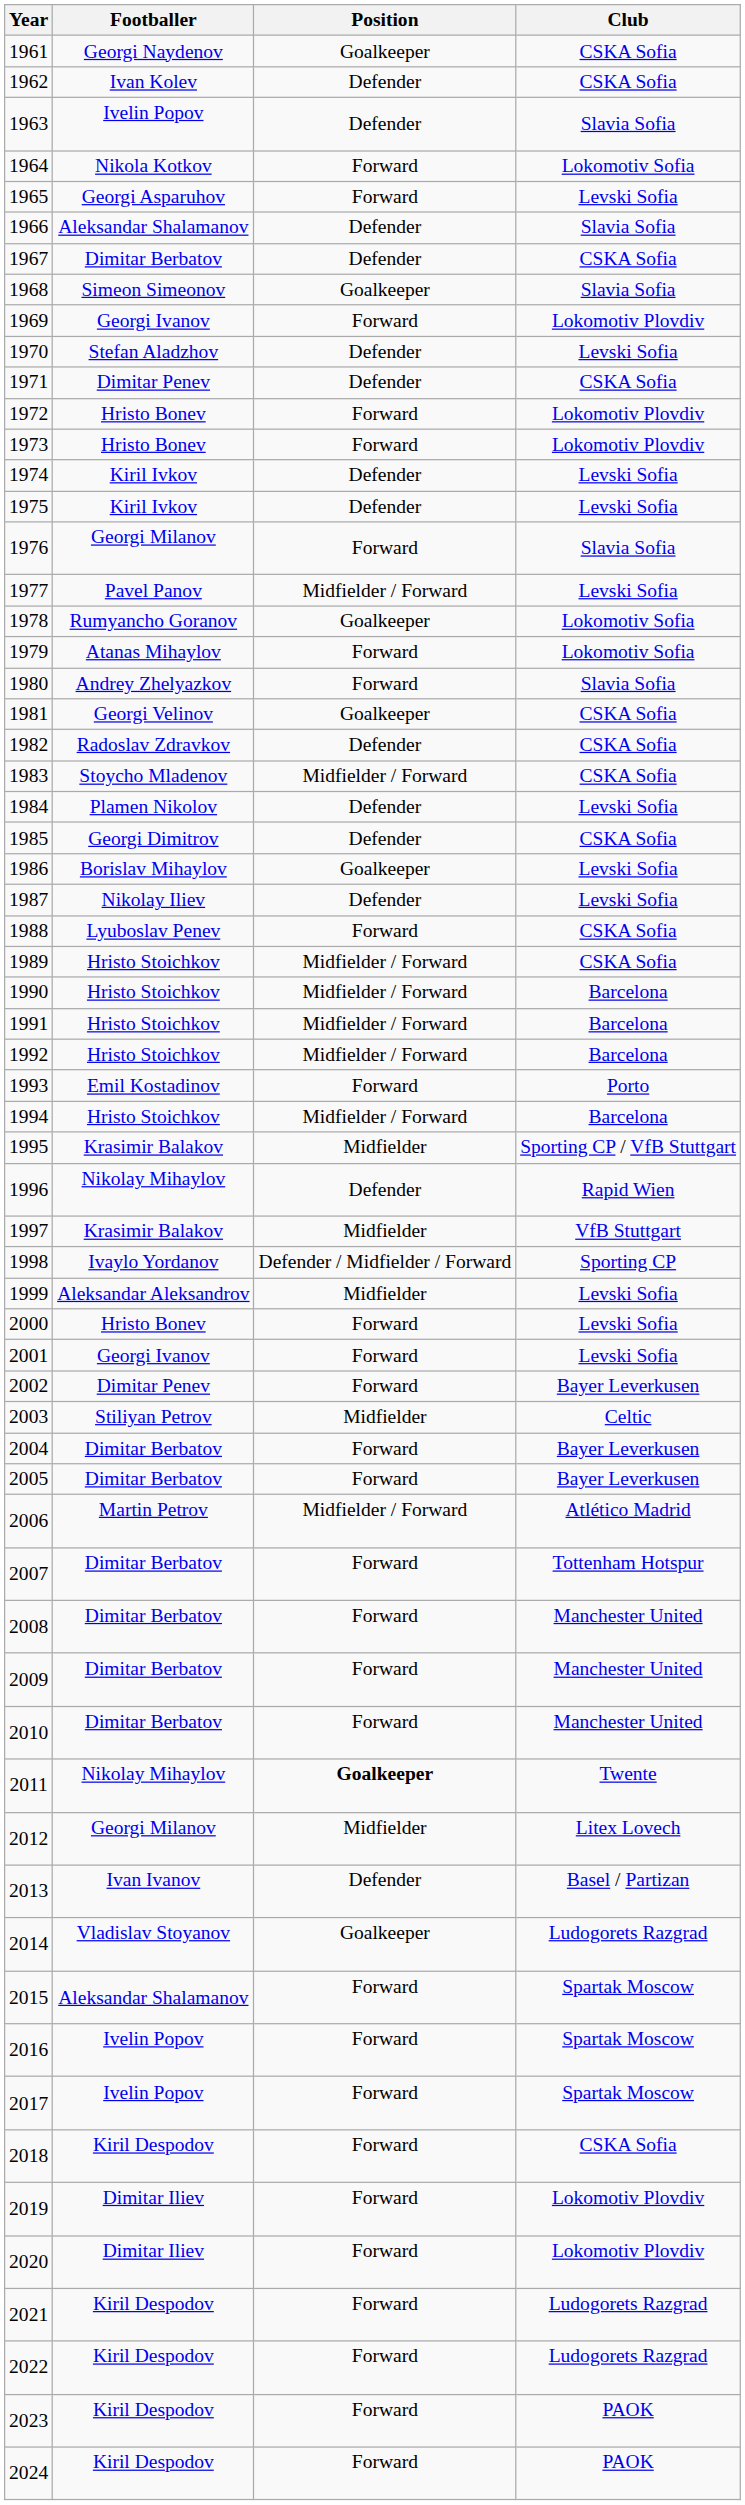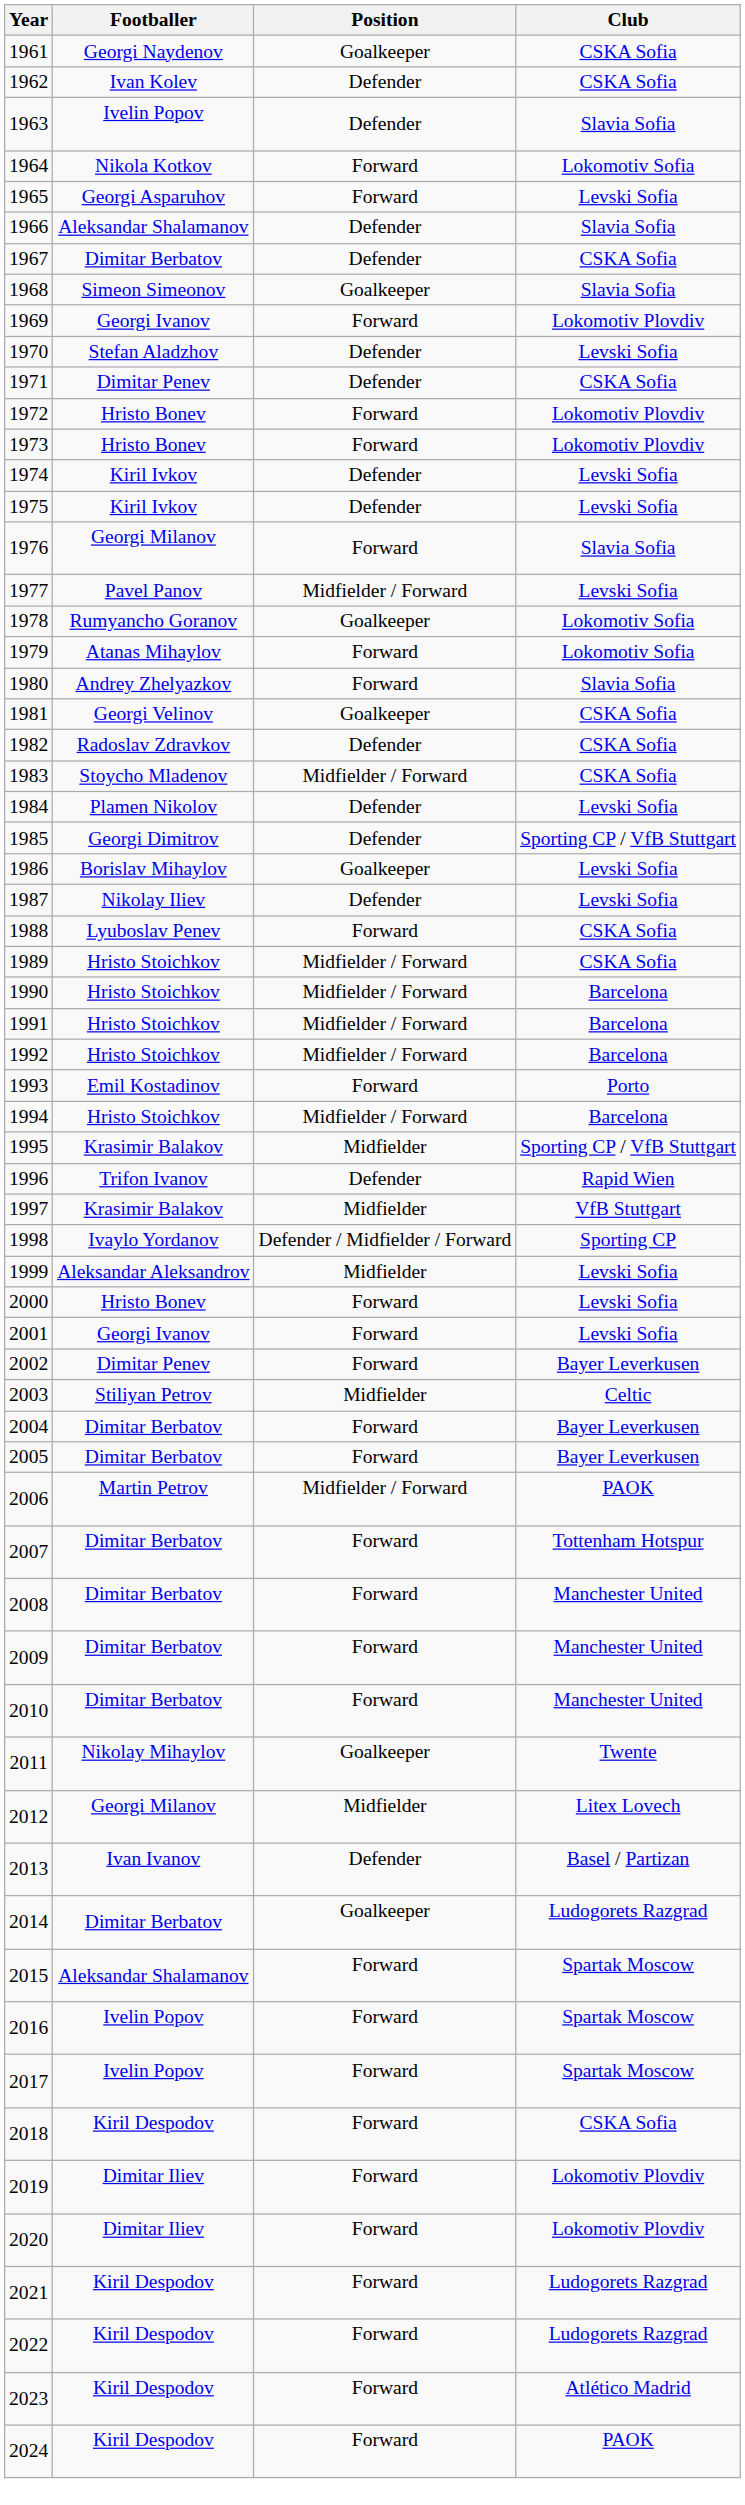(628, 837) CSKA Sofia -> (628, 837) Sporting CP / VfB Stuttgart
(153, 1178) Nikolay Mihaylov -> (153, 1178) Trifon Ivanov
(628, 1509) Atlético Madrid -> (628, 1487) PAOK
(385, 1774) bold -> (385, 1752) normal
(153, 1933) Vladislav Stoyanov -> (153, 1922) Dimitar Berbatov
(628, 2409) PAOK -> (628, 2387) Atlético Madrid
